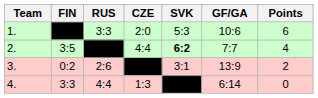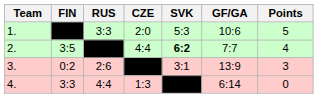(286, 31) 6 -> (286, 31) 5
(286, 66) 2 -> (286, 66) 3
